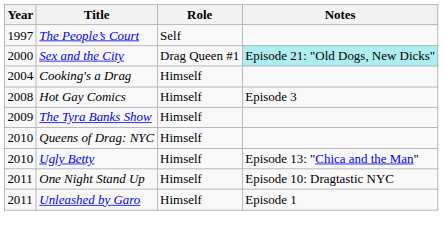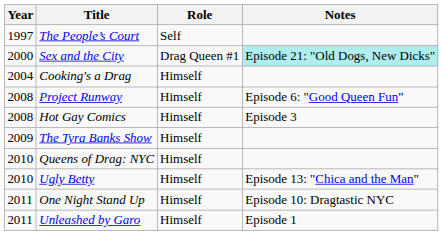+ row: (81, 96)
